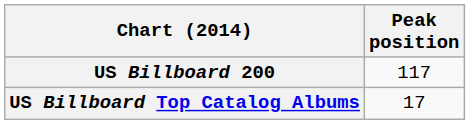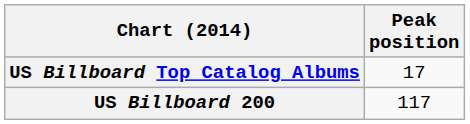rows swapped: (185, 73) <-> (185, 103)
